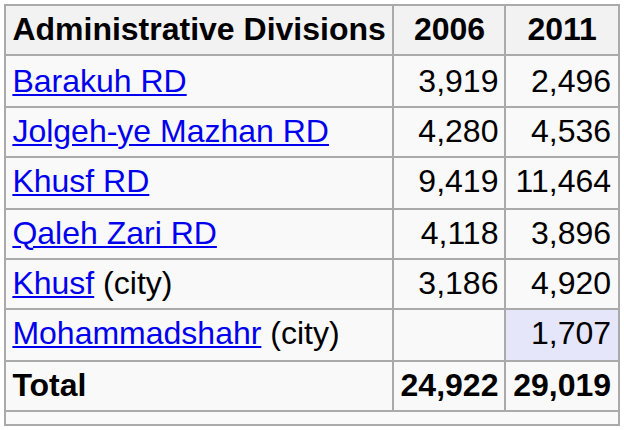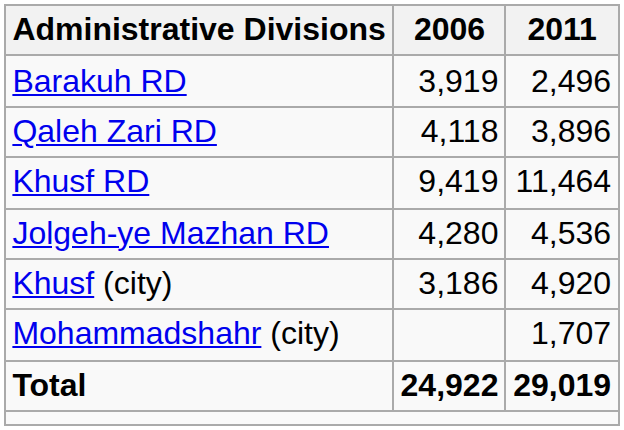rows swapped: (171, 131) <-> (115, 232)
(571, 334) lavender background -> (571, 334) no background
